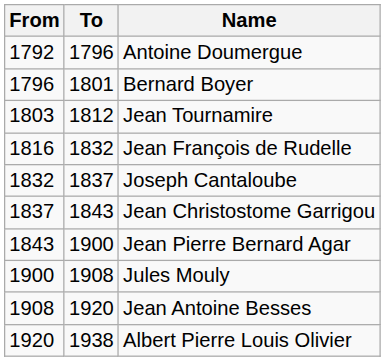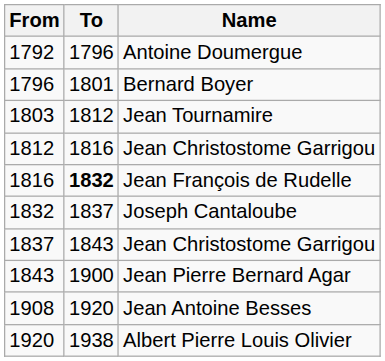+ row: (32, 148)
(91, 148) normal -> (91, 180) bold
- row: (32, 276)
